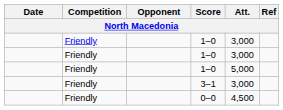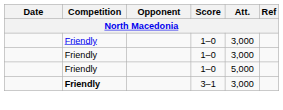(81, 84) normal -> (82, 84) bold
- row: (33, 98)
